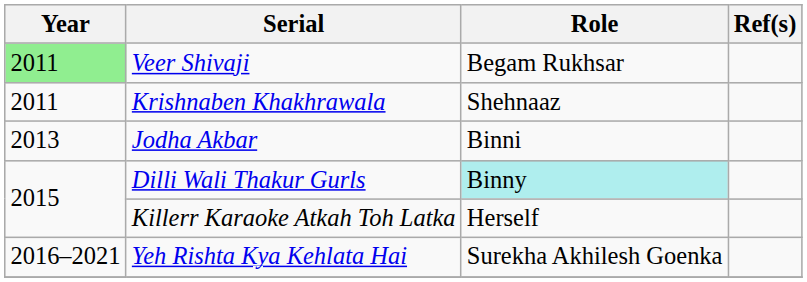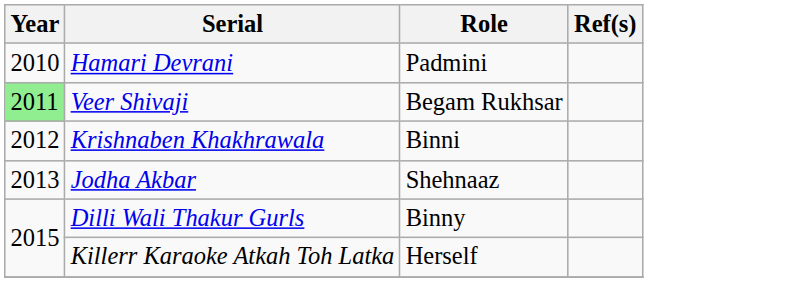+ row: (152, 62)
(34, 101) 2011 -> (35, 140) 2012
(514, 101) Shehnaaz -> (433, 140) Binni
(494, 140) Binni -> (453, 179) Shehnaaz
(497, 179) paleturquoise background -> (436, 218) no background
- row: (269, 256)
